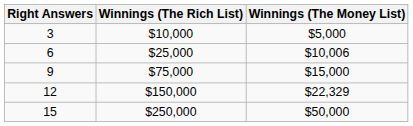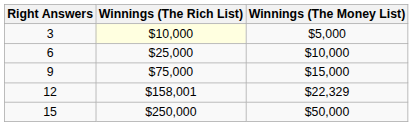(171, 33) no background -> (171, 33) lightyellow background
(327, 53) $10,006 -> (327, 53) $10,000
(171, 92) $150,000 -> (171, 92) $158,001
